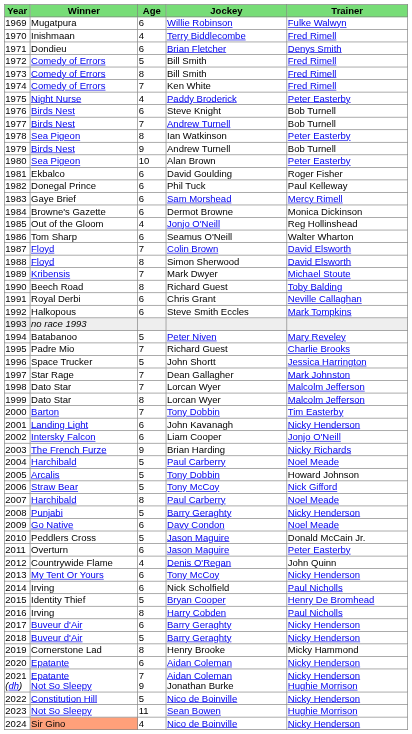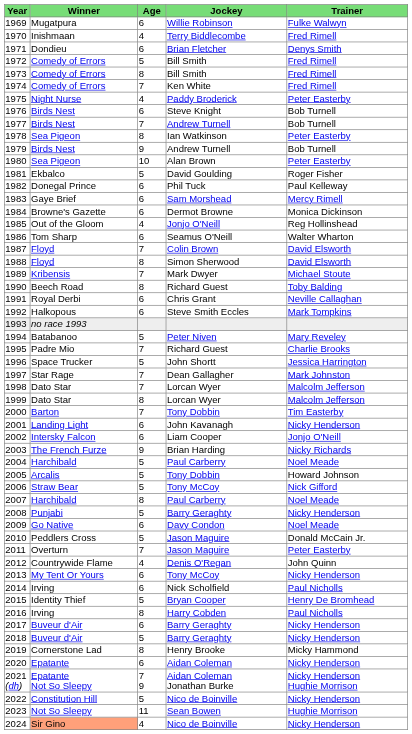(141, 174) 6 -> (141, 174) 5
(141, 550) 6 -> (141, 550) 7
